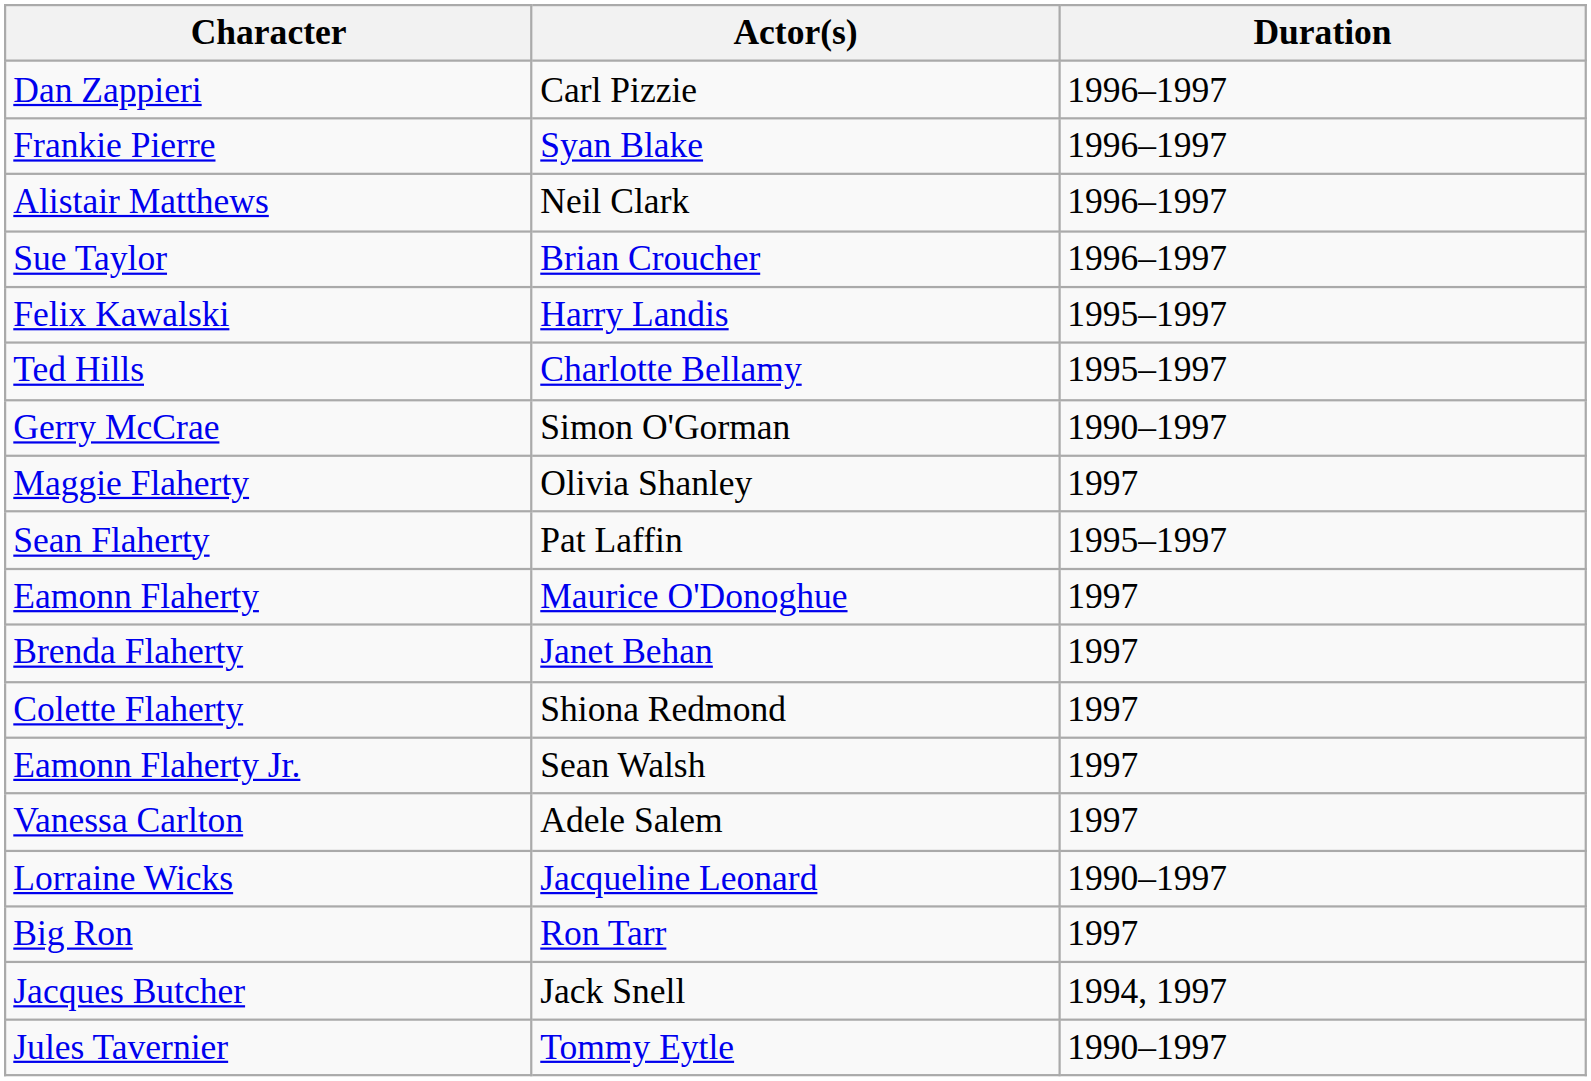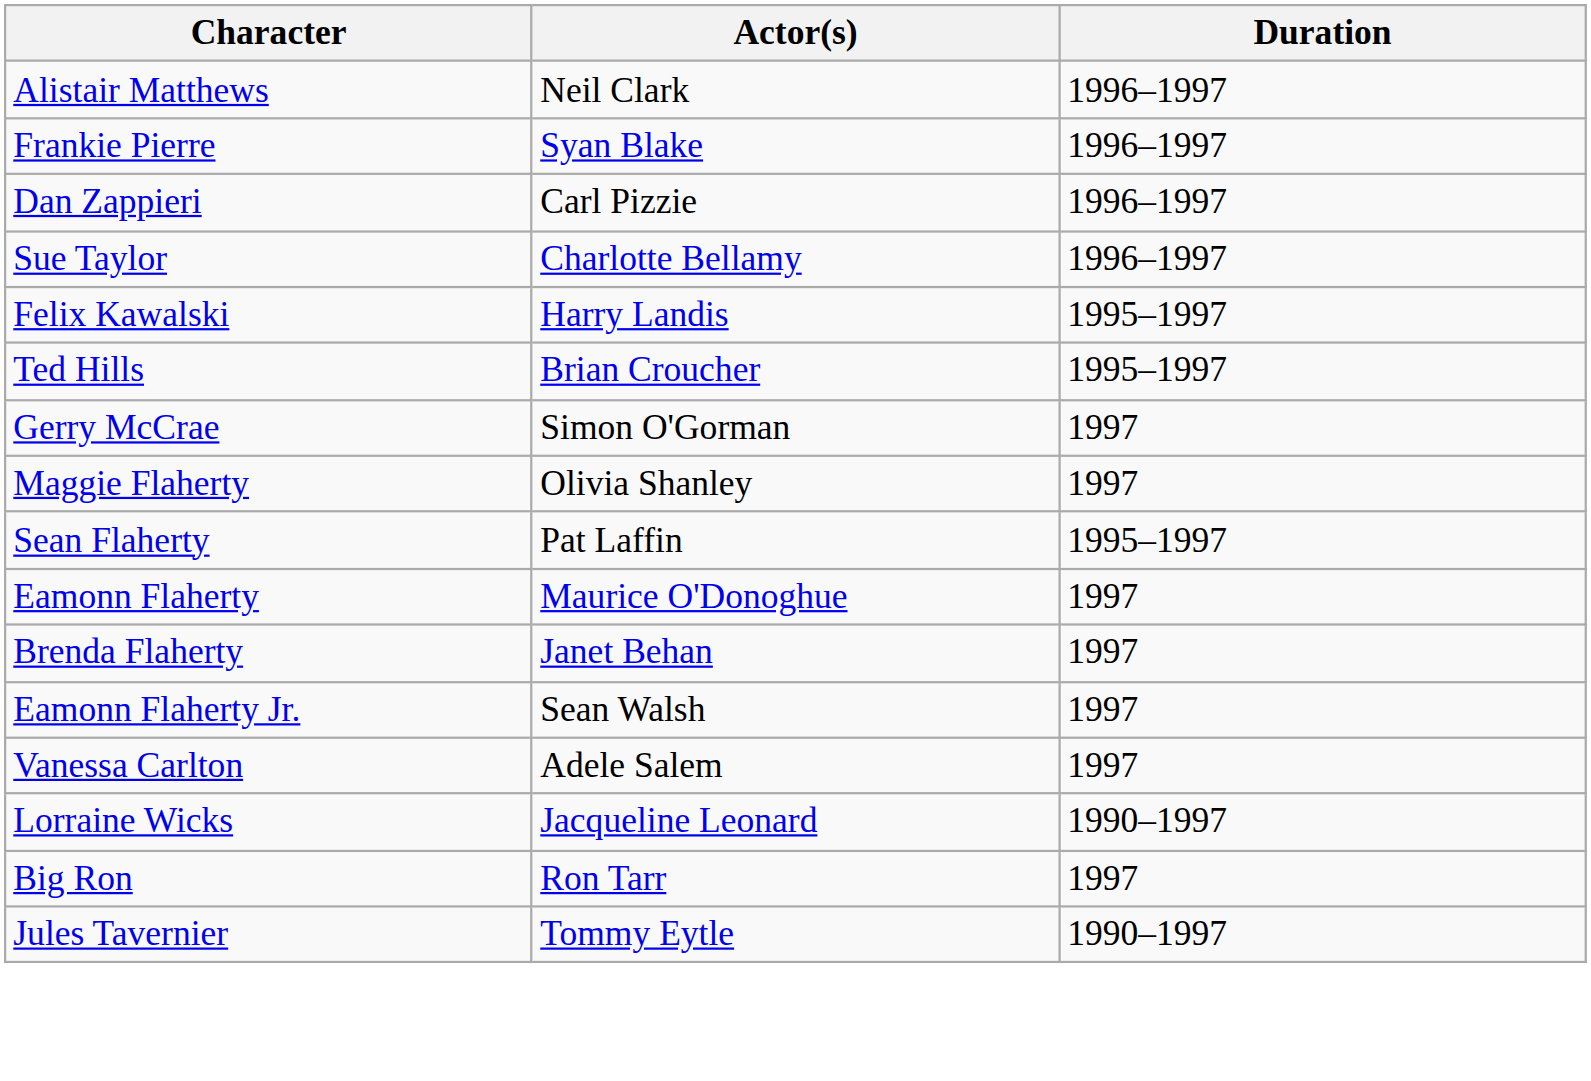rows swapped: (107, 88) <-> (141, 201)
(650, 257) Brian Croucher -> (671, 257) Charlotte Bellamy
(671, 370) Charlotte Bellamy -> (650, 370) Brian Croucher
(1147, 426) 1990–1997 -> (1103, 426) 1997
- row: (128, 708)
- row: (129, 990)
